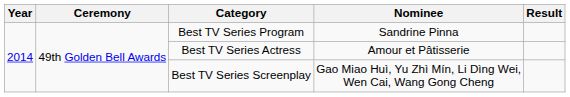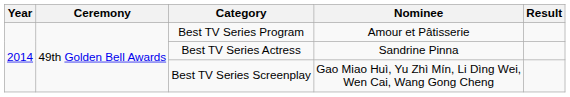(419, 32) Sandrine Pinna -> (419, 32) Amour et Pâtisserie
(419, 50) Amour et Pâtisserie -> (419, 50) Sandrine Pinna
